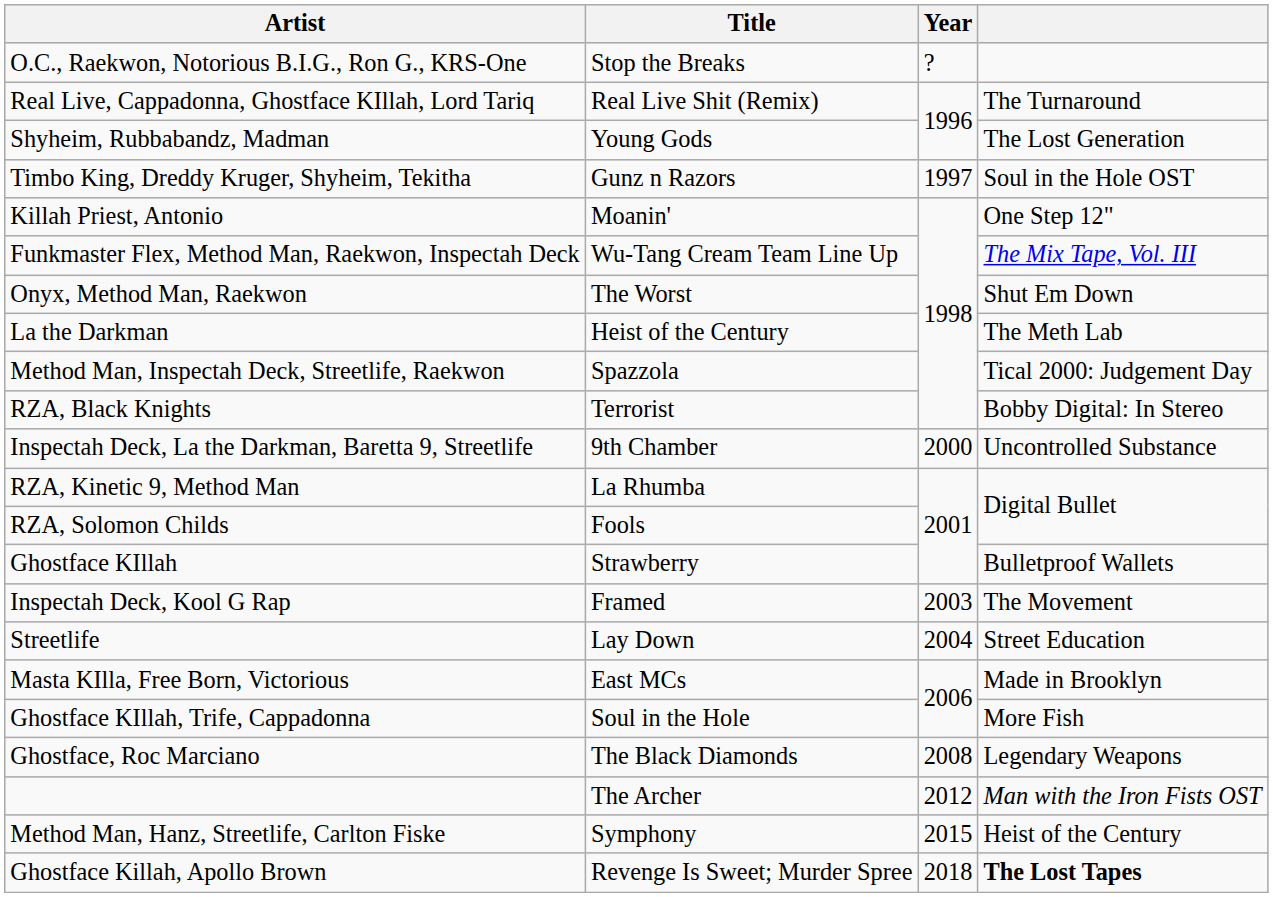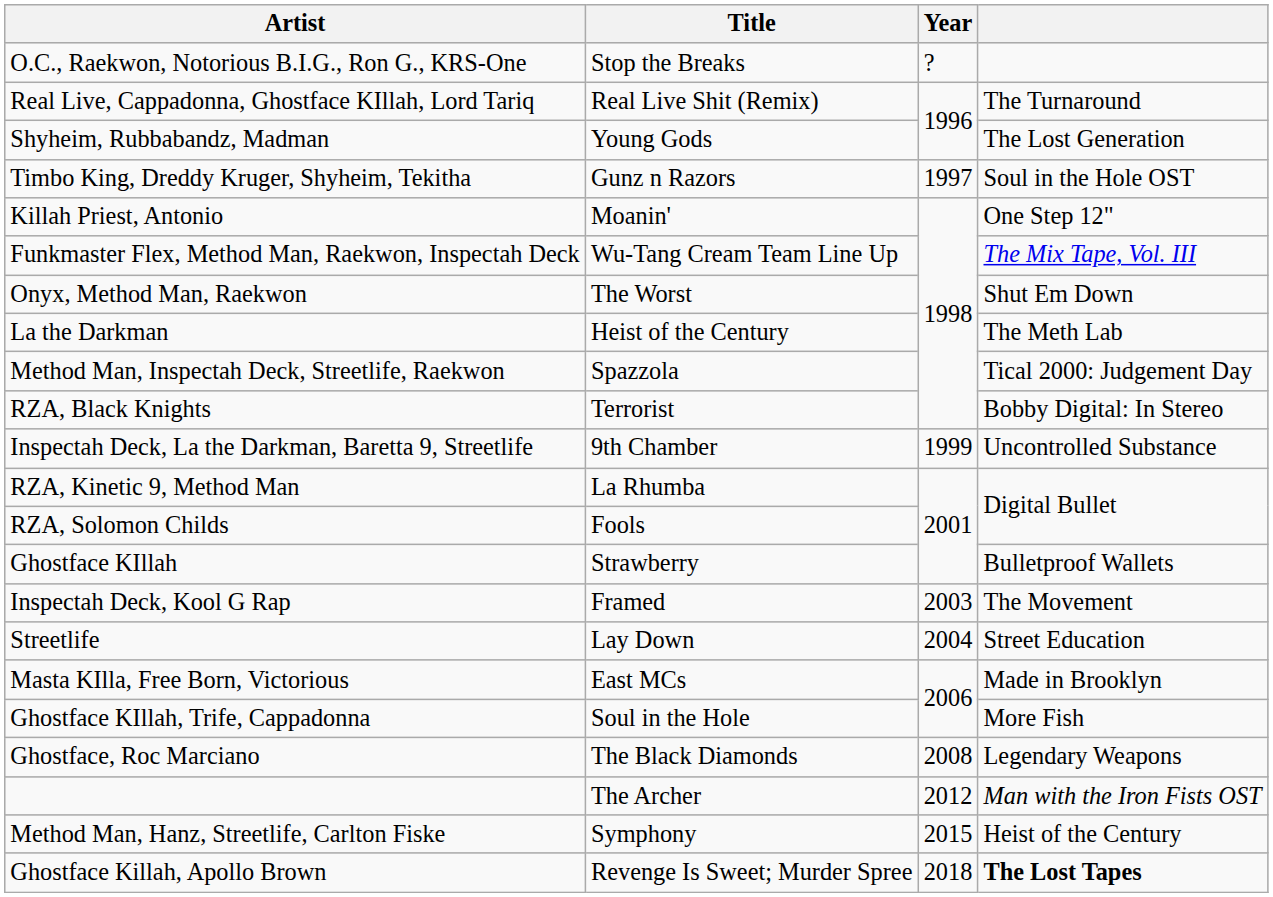(948, 448) 2000 -> (948, 448) 1999
